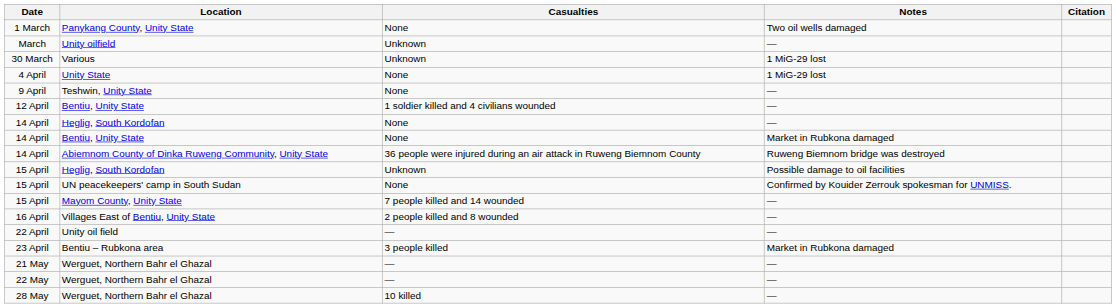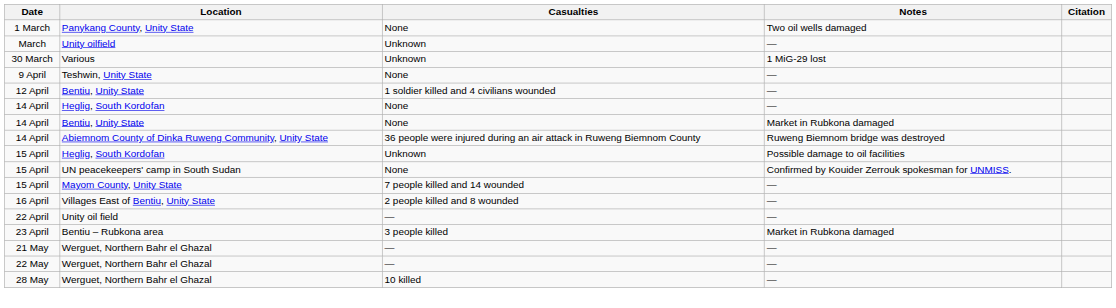- row: (32, 75)
